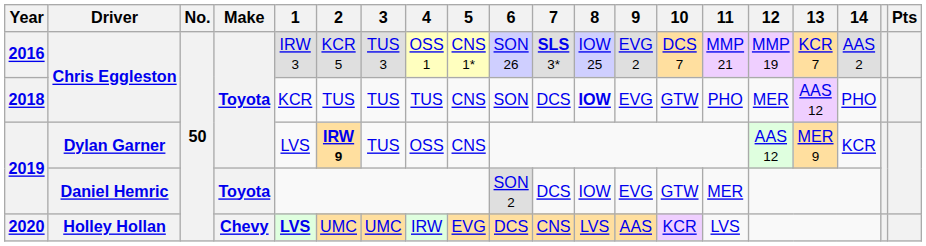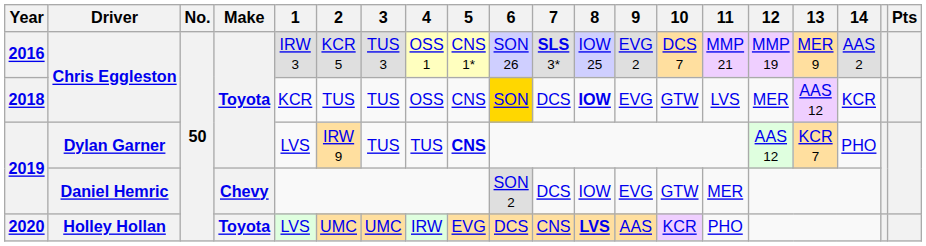(816, 54) KCR 7 -> (816, 54) MER 9
(427, 100) TUS -> (427, 100) OSS
(511, 100) no background -> (511, 100) gold background
(725, 100) PHO -> (725, 100) LVS
(859, 100) PHO -> (859, 100) KCR
(339, 145) bold -> (339, 145) normal
(427, 145) OSS -> (427, 145) TUS
(469, 145) normal -> (469, 145) bold
(816, 145) MER 9 -> (816, 145) KCR 7
(859, 145) KCR -> (859, 145) PHO
(244, 191) Toyota -> (244, 191) Chevy
(244, 227) Chevy -> (244, 227) Toyota
(295, 227) bold -> (295, 227) normal
(595, 227) normal -> (595, 227) bold
(725, 227) LVS -> (725, 227) PHO
